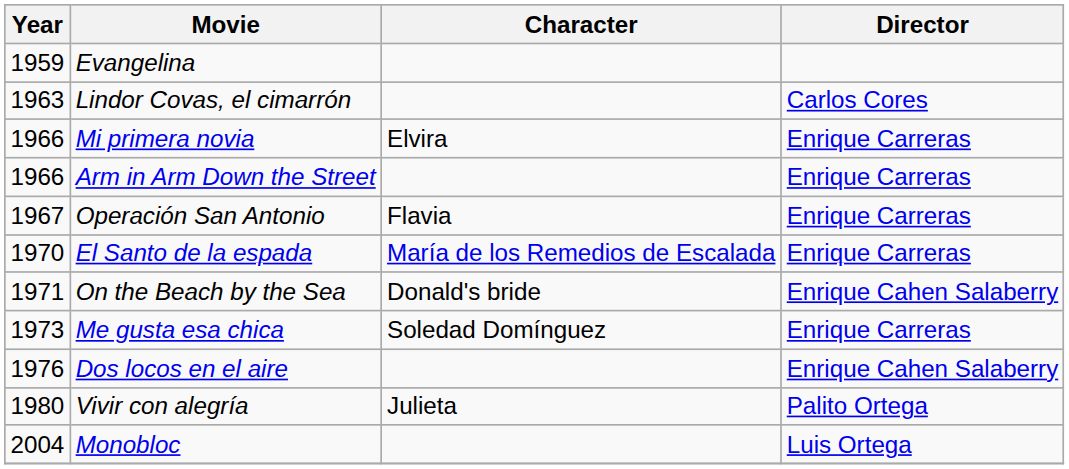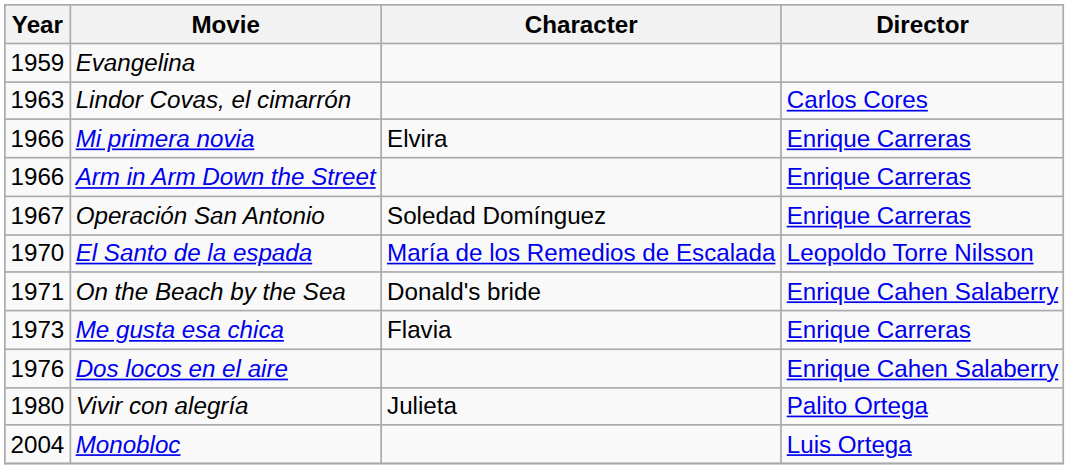(419, 215) Flavia -> (497, 215) Soledad Domínguez
(879, 254) Enrique Carreras -> (910, 254) Leopoldo Torre Nilsson
(497, 330) Soledad Domínguez -> (419, 330) Flavia
